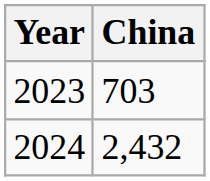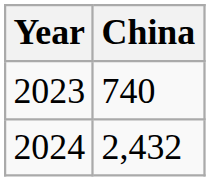(128, 89) 703 -> (128, 89) 740
